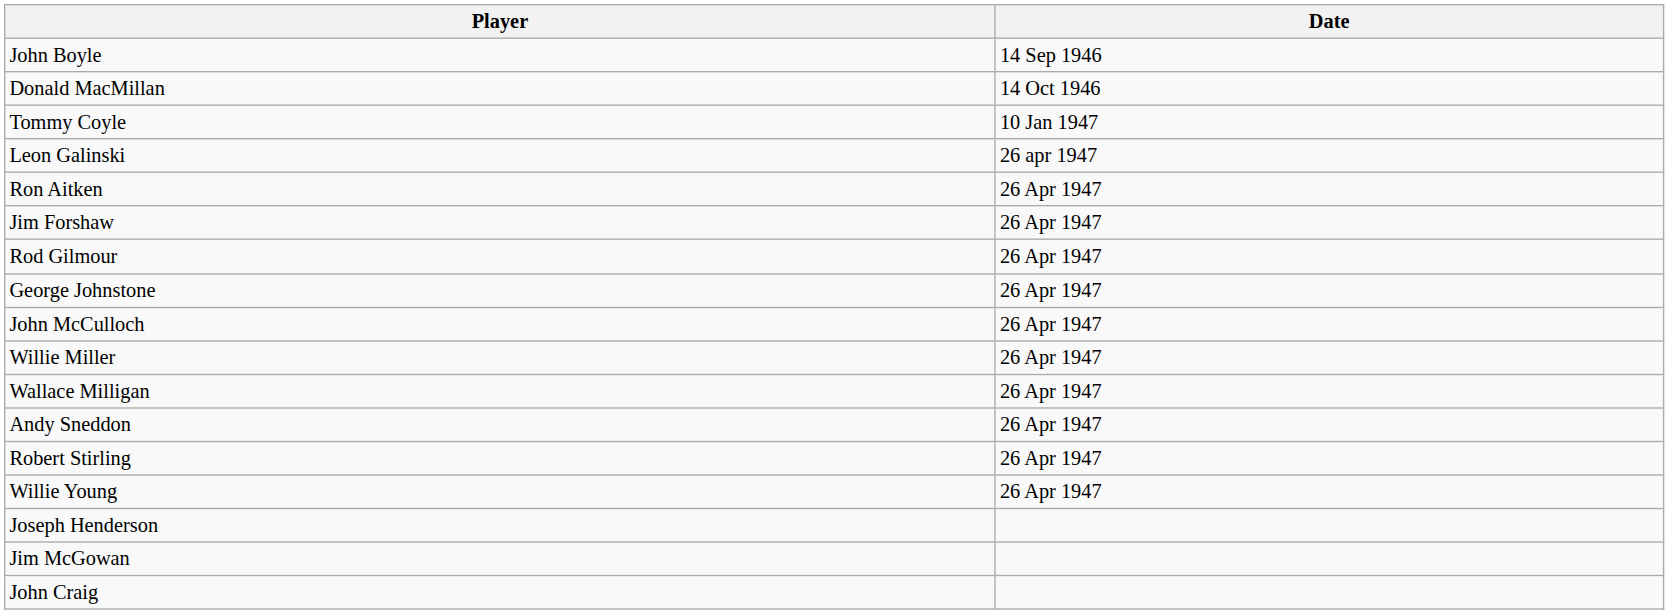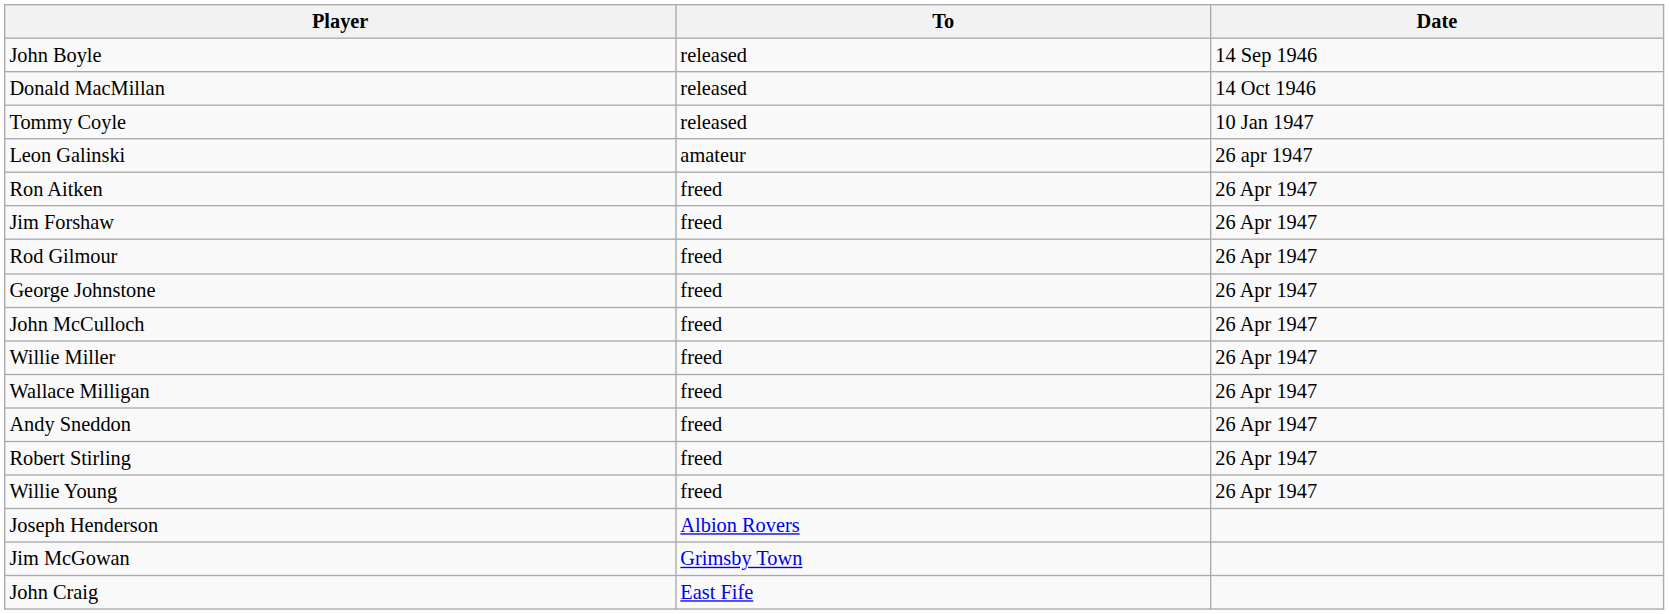+ column: (943, 21)
